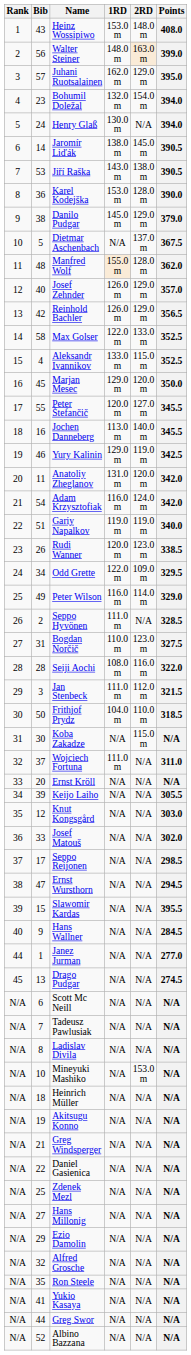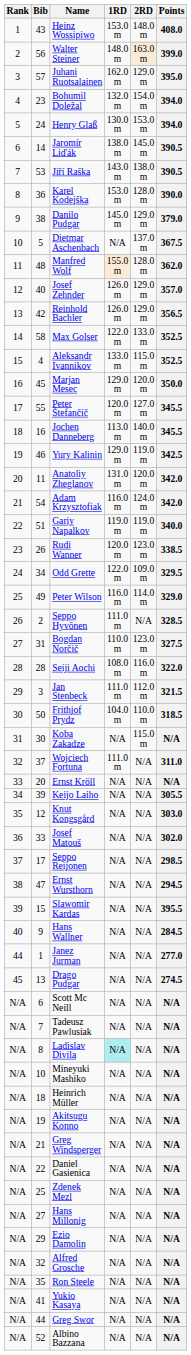(144, 124) N/A -> (144, 124) 153.0 m
(118, 1050) no background -> (118, 1050) paleturquoise background
(144, 1074) 153.0 m -> (144, 1074) N/A
